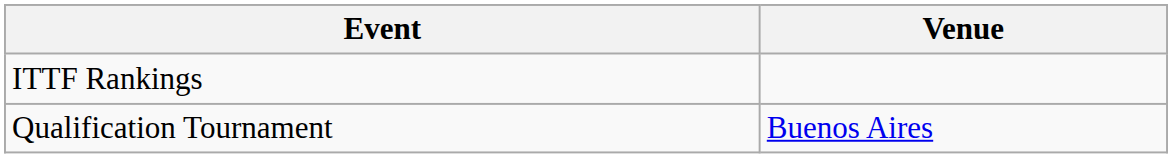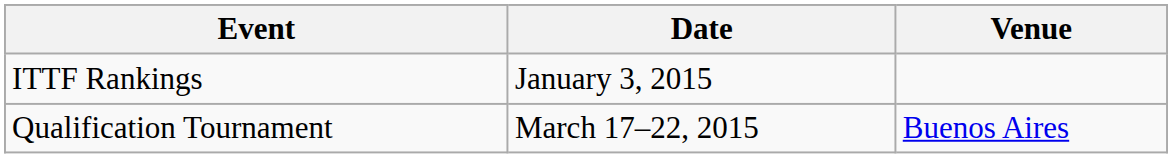+ column: (702, 29)
